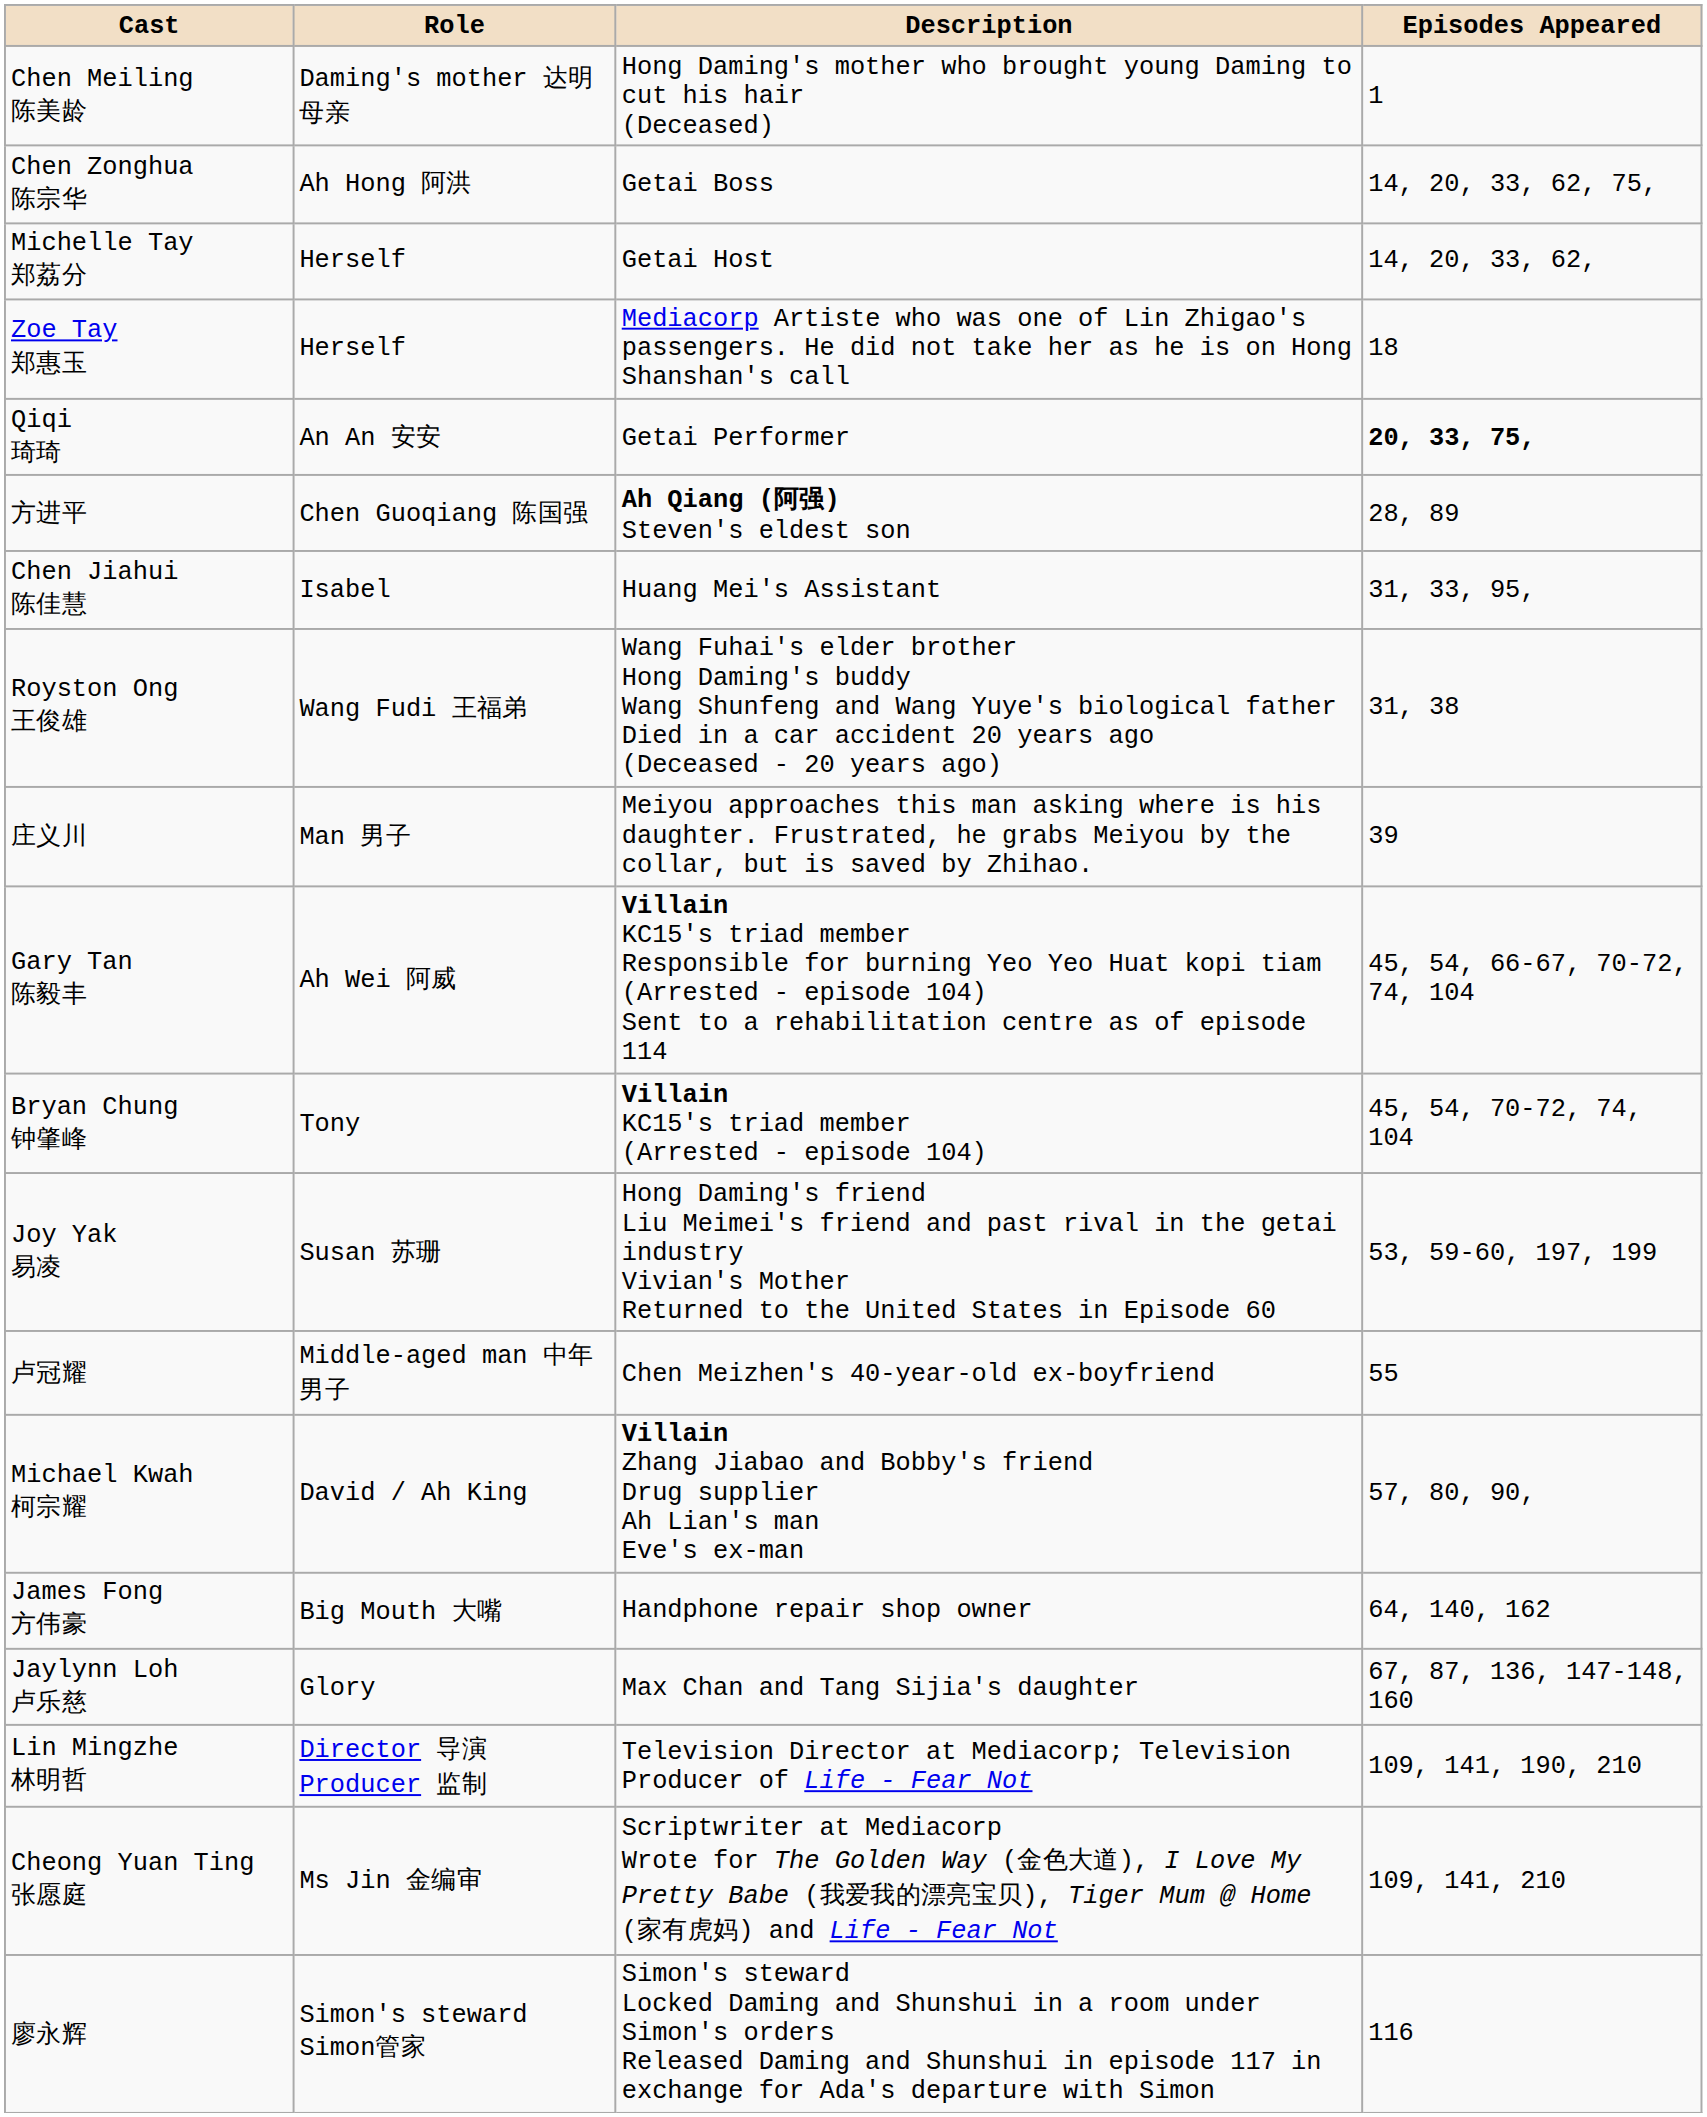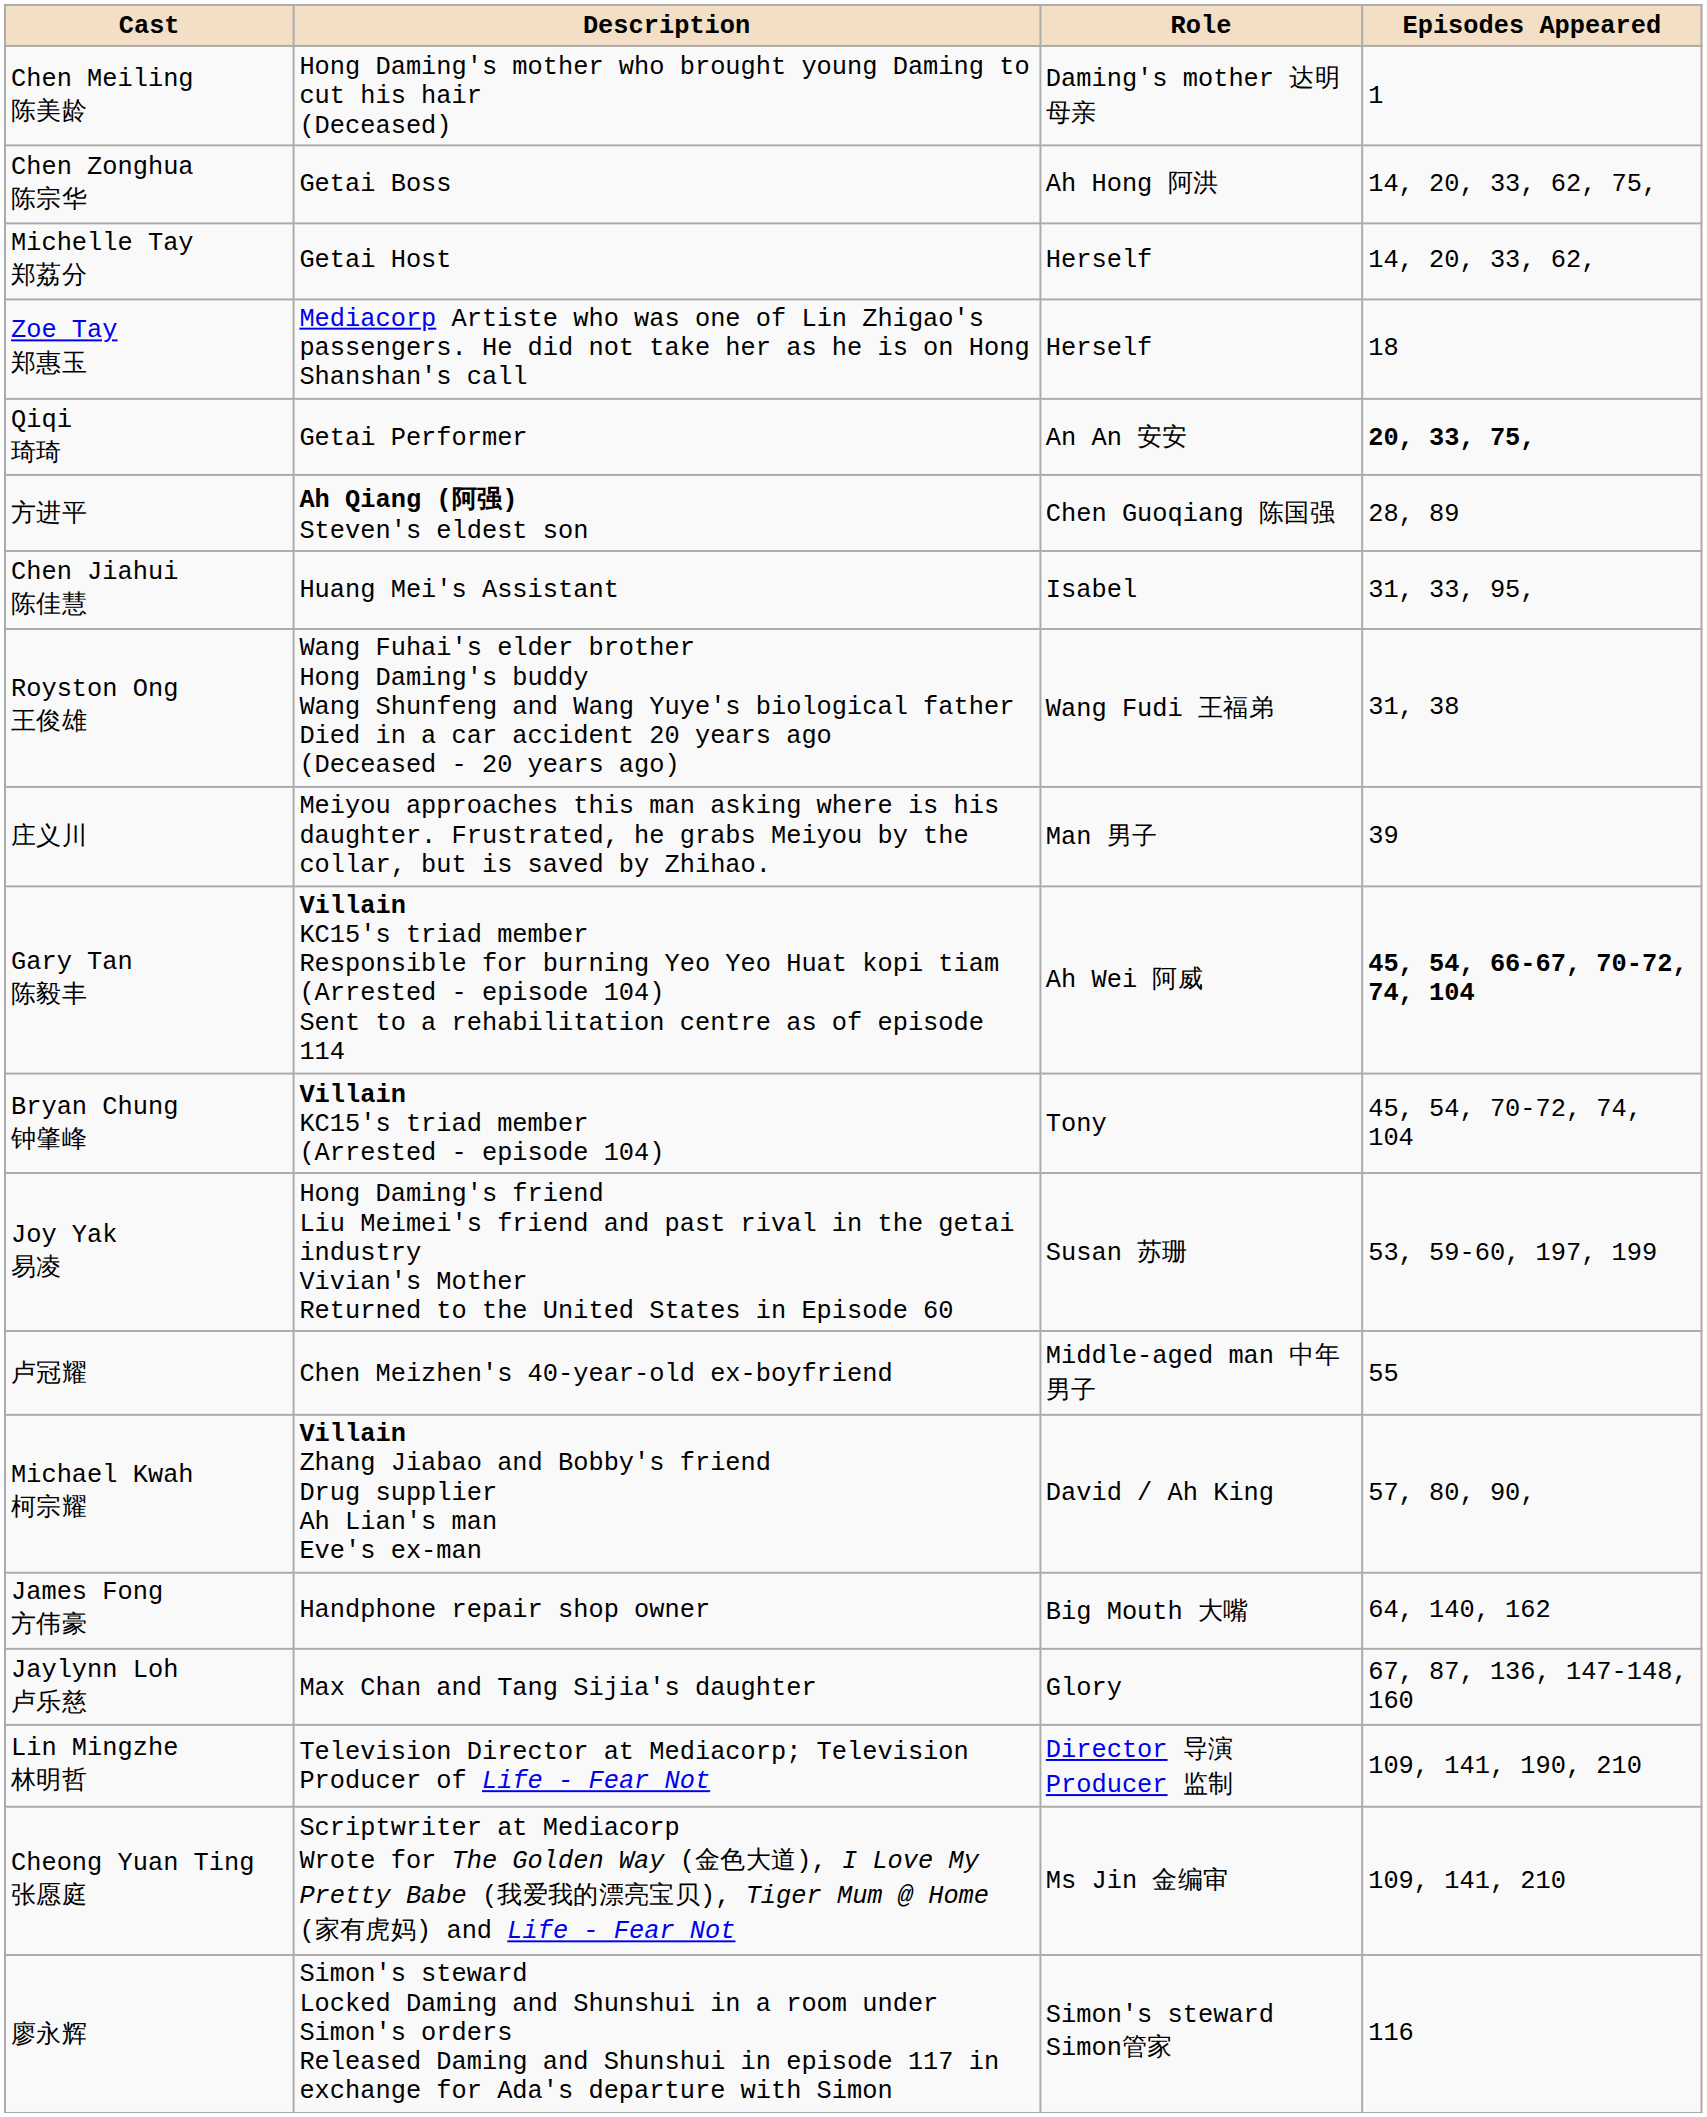columns swapped: (455, 26) <-> (989, 26)
(1528, 980) normal -> (1528, 980) bold
